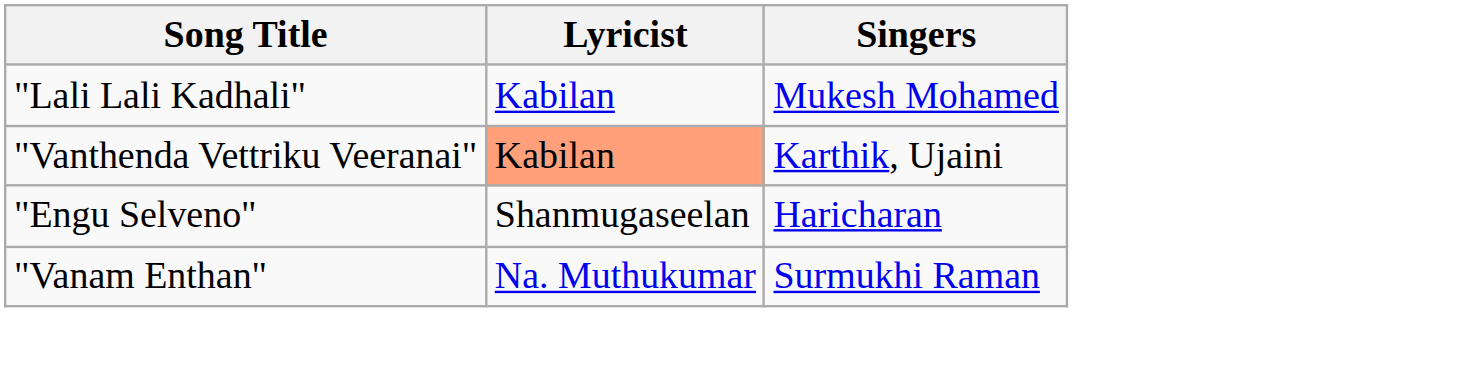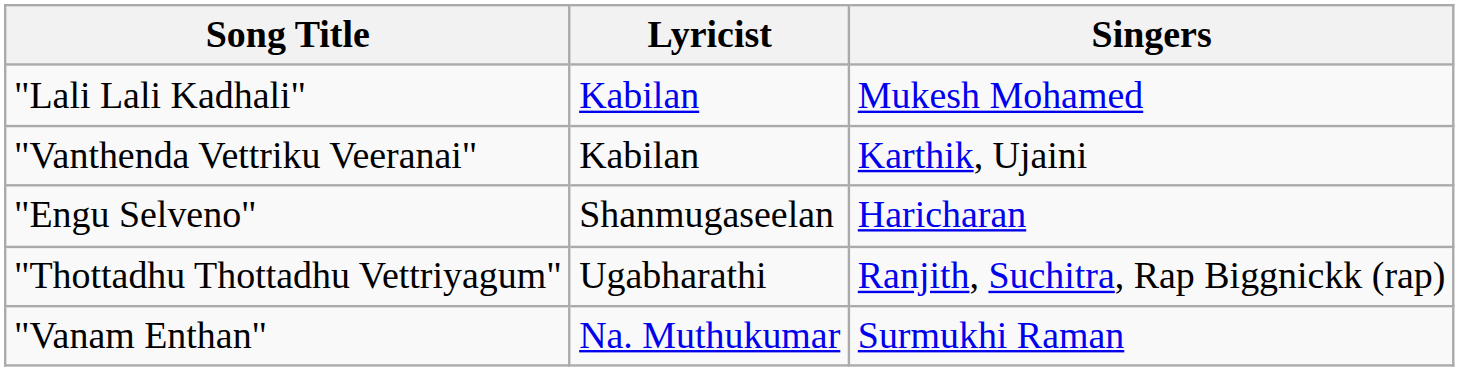(555, 154) lightsalmon background -> (639, 154) no background
+ row: (288, 275)
